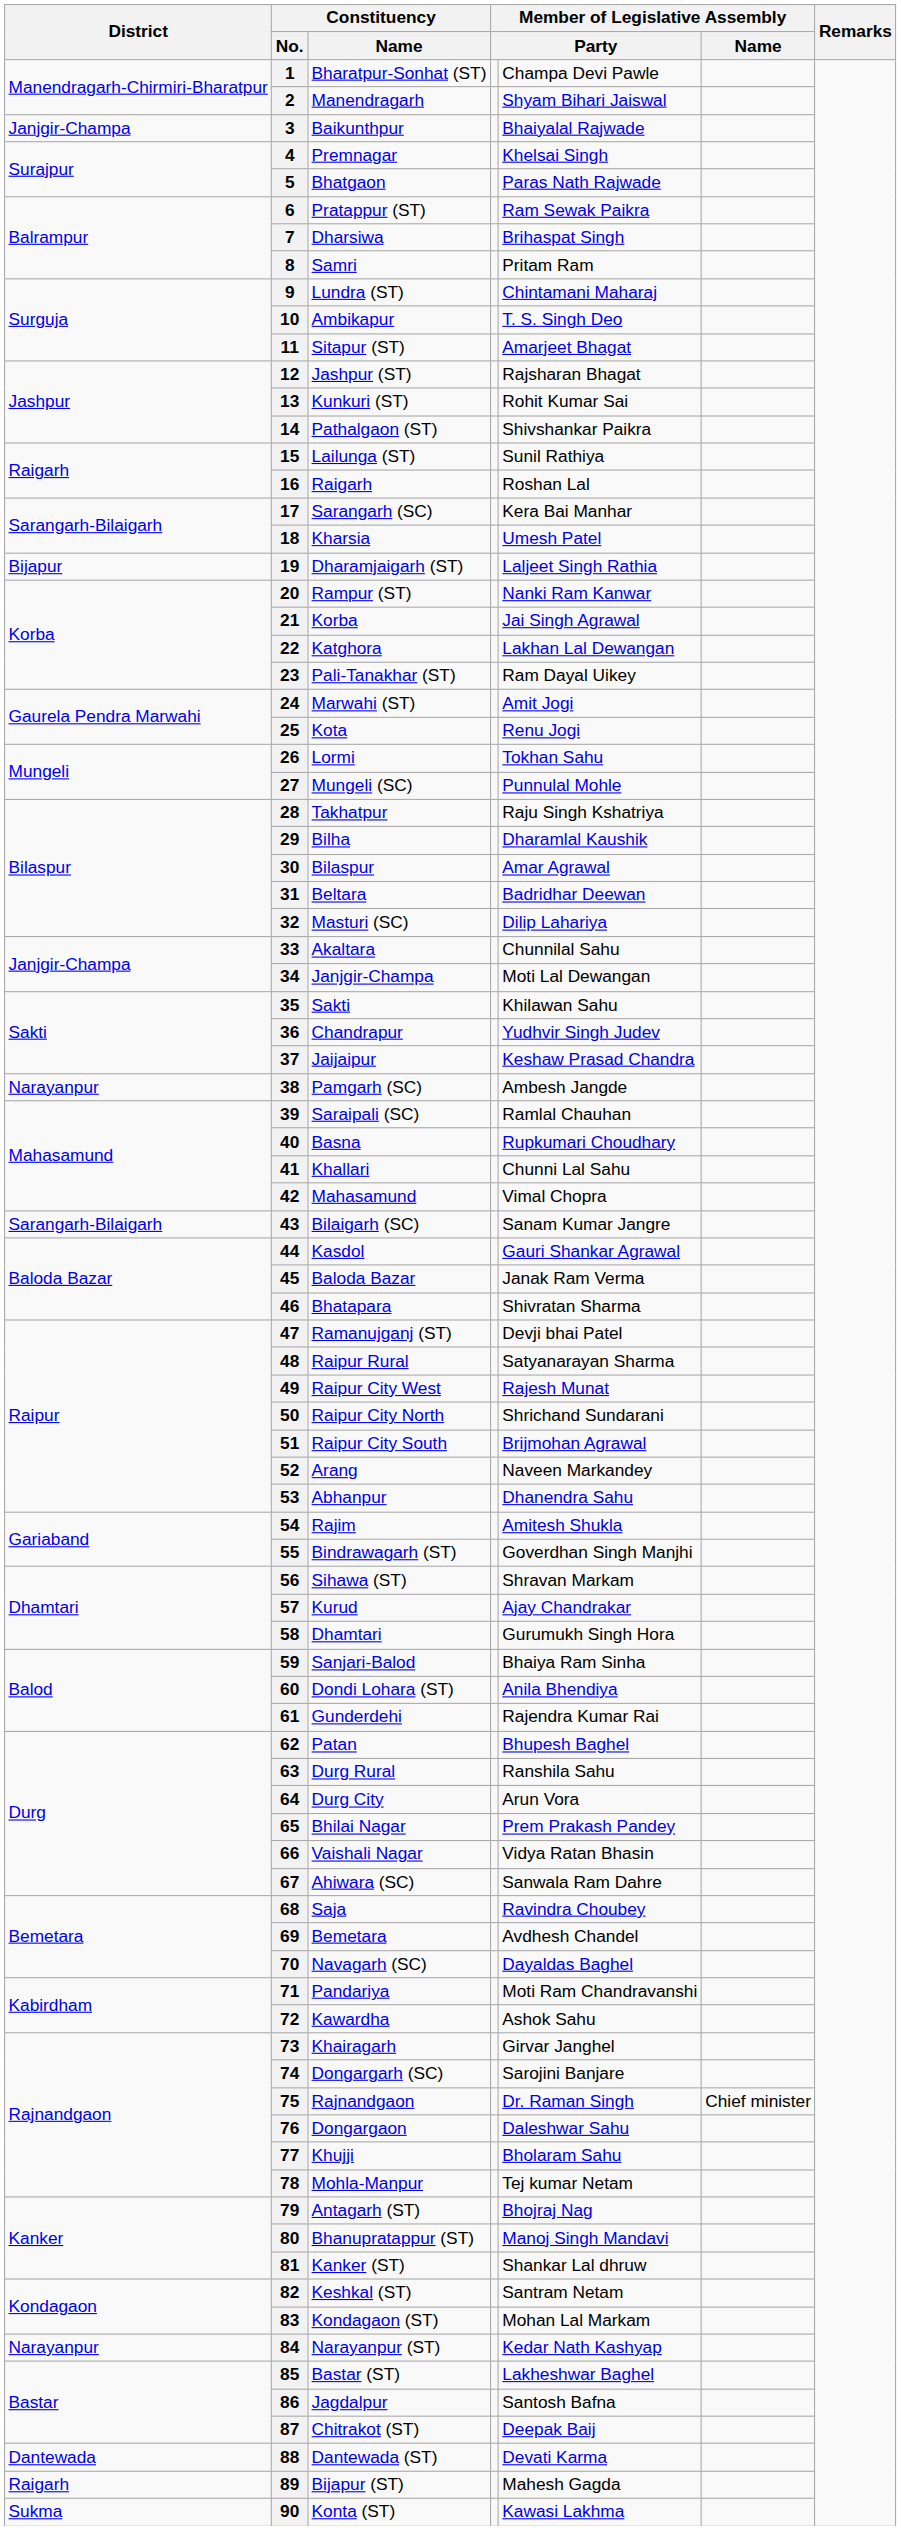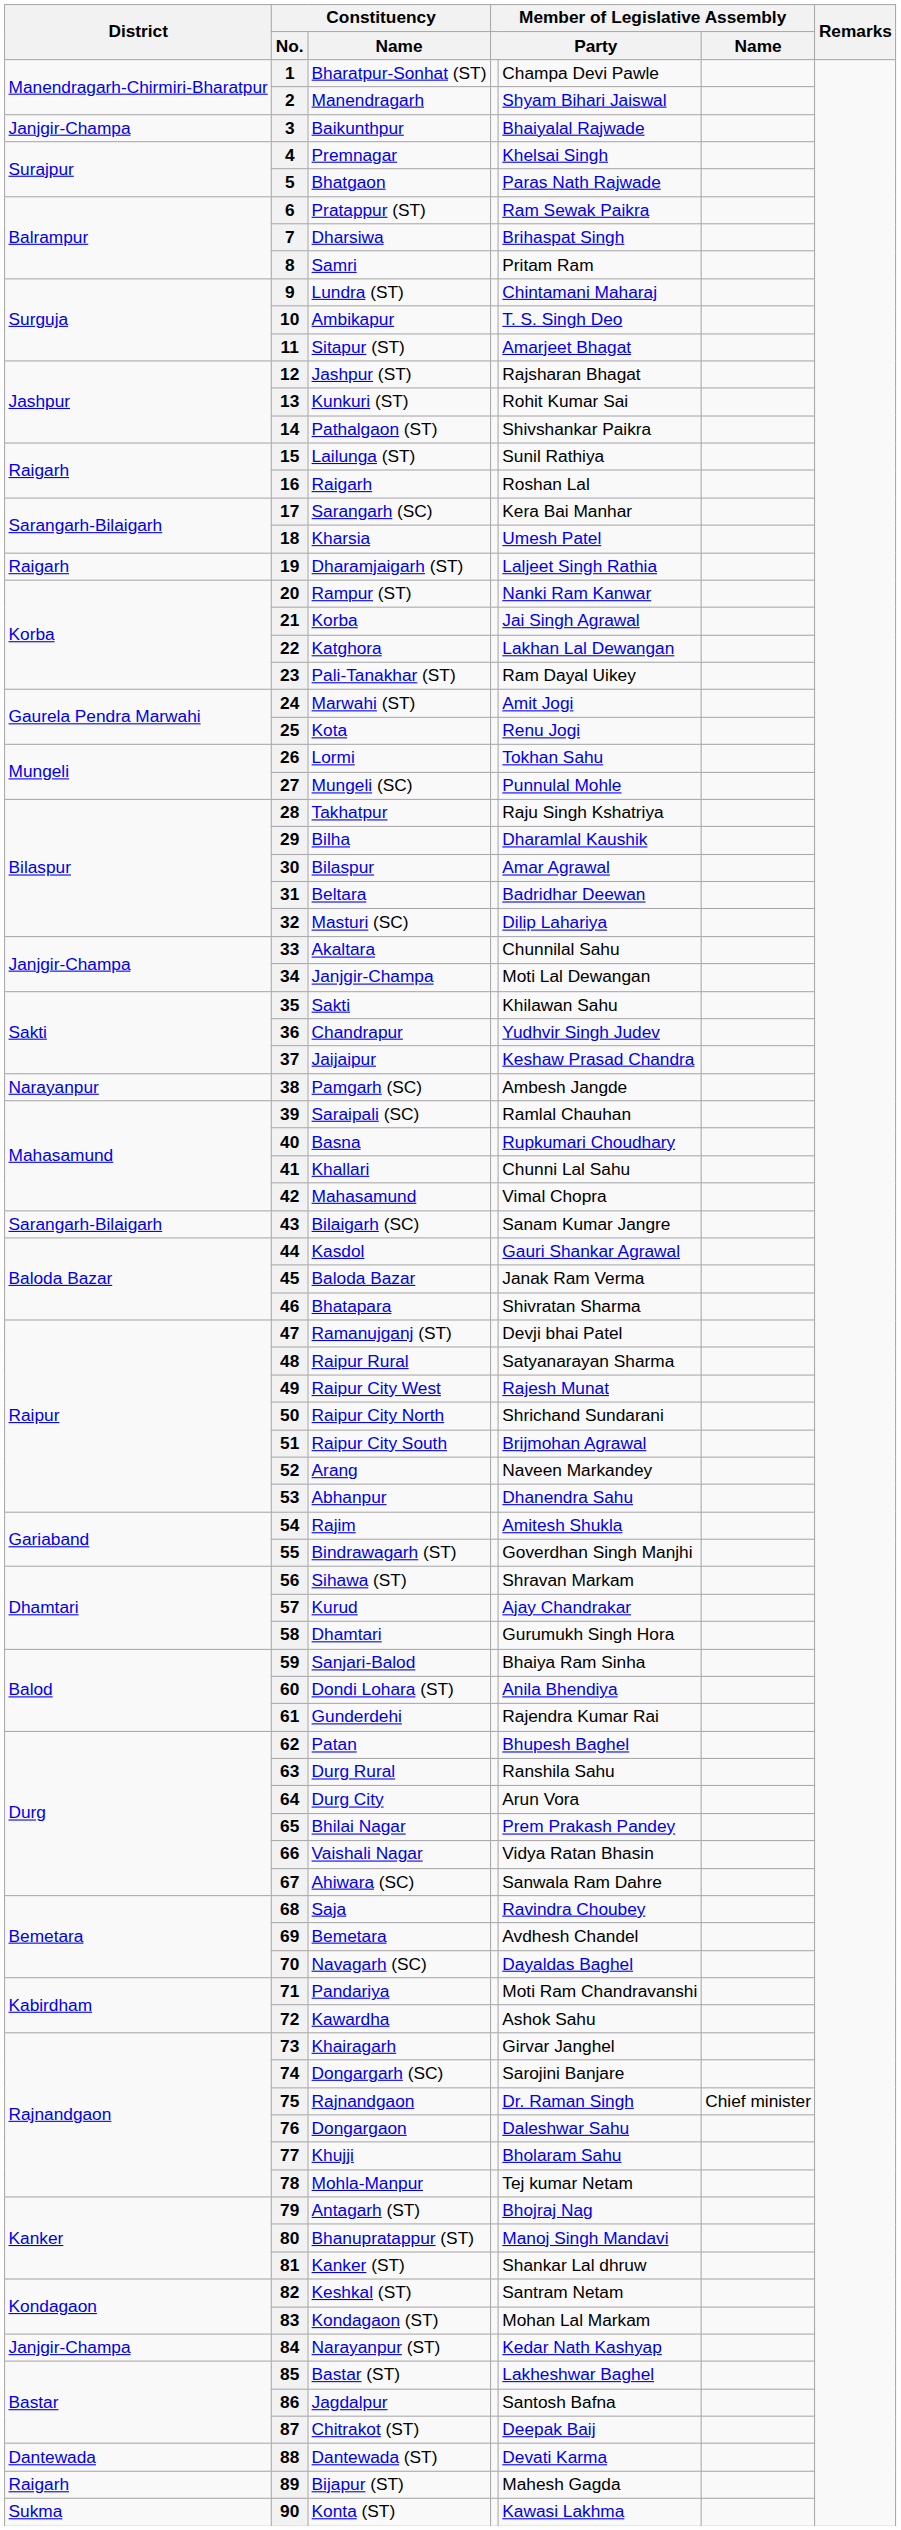(35, 566) Bijapur -> (39, 566) Raigarh
(54, 2347) Narayanpur -> (70, 2347) Janjgir-Champa
